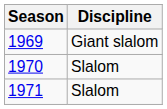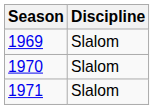(115, 41) Giant slalom -> (95, 41) Slalom
